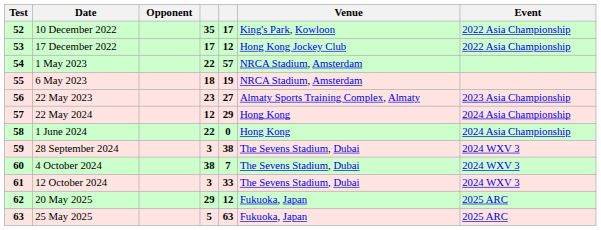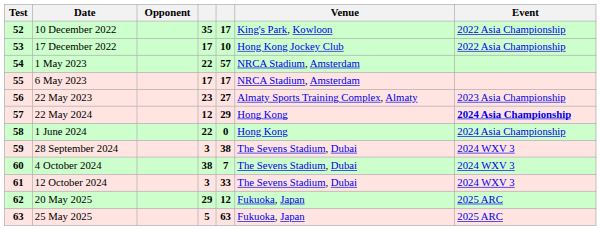(228, 47) 12 -> (226, 47) 10
(209, 81) 18 -> (207, 81) 17
(228, 81) 19 -> (226, 81) 17
(516, 115) normal -> (514, 115) bold
